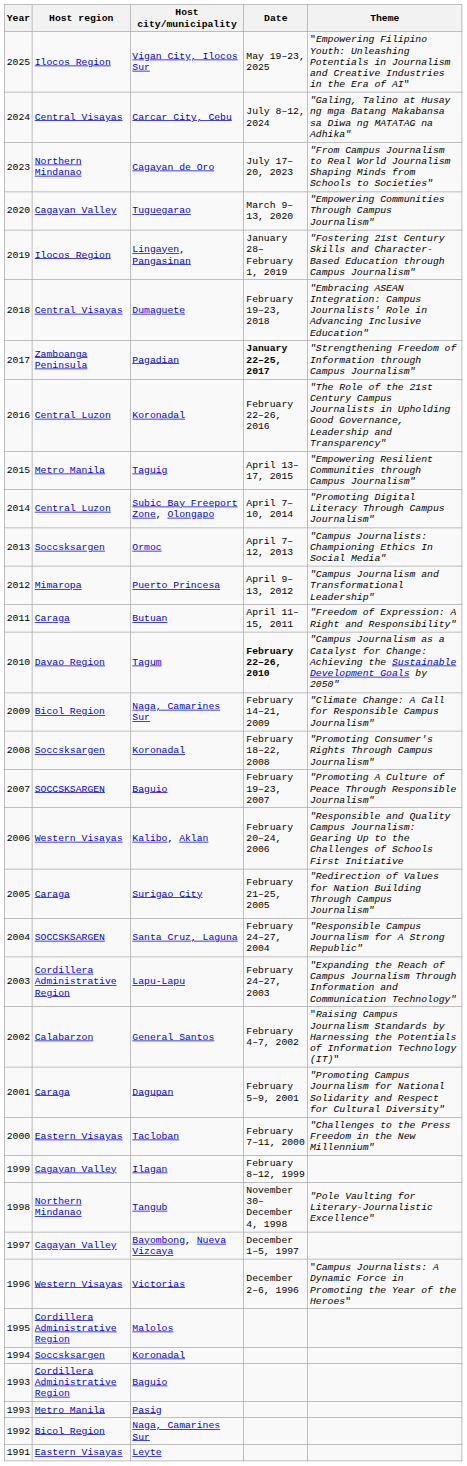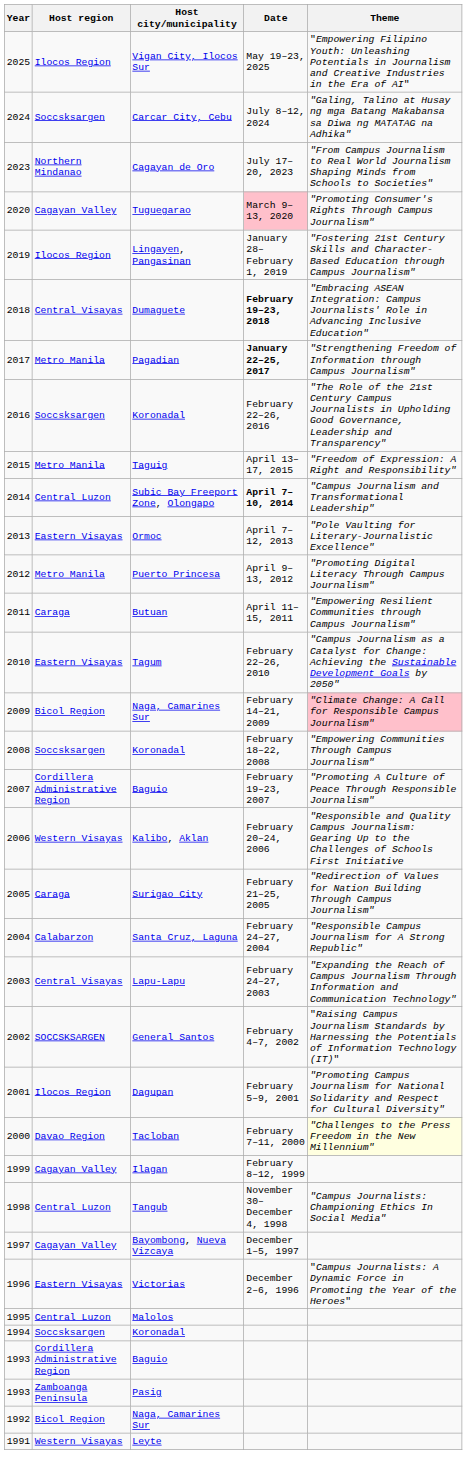(79, 117) Central Visayas -> (70, 117) Soccsksargen
(270, 211) no background -> (270, 211) pink background
(377, 211) "Empowering Communities Through Campus Journalism" -> (371, 211) "Promoting Consumer's Rights Through Campus Journalism"
(270, 310) normal -> (270, 310) bold
(61, 360) Zamboanga Peninsula -> (70, 360) Metro Manila
(73, 415) Central Luzon -> (70, 415) Soccsksargen
(371, 470) "Empowering Resilient Communities through Campus Journalism" -> (383, 465) "Freedom of Expression: A Right and Responsibility"
(270, 509) normal -> (270, 497) bold
(377, 509) "Promoting Digital Literacy Through Campus Journalism" -> (374, 497) "Campus Journalism and Transformational Leadership"
(70, 547) Soccsksargen -> (79, 536) Eastern Visayas
(371, 547) "Campus Journalists: Championing Ethics In Social Media" -> (371, 536) "Pole Vaulting for Literary-Journalistic Excellence"
(58, 586) Mimaropa -> (70, 574) Metro Manila
(374, 586) "Campus Journalism and Transformational Leadership" -> (377, 574) "Promoting Digital Literacy Through Campus Journalism"
(383, 618) "Freedom of Expression: A Right and Responsibility" -> (371, 613) "Empowering Resilient Communities through Campus Journalism"
(70, 662) Davao Region -> (79, 662) Eastern Visayas
(270, 662) bold -> (270, 662) normal
(377, 712) no background -> (377, 712) pink background
(371, 750) "Promoting Consumer's Rights Through Campus Journalism" -> (377, 750) "Empowering Communities Through Campus Journalism"
(70, 789) SOCCSKSARGEN -> (76, 789) Cordillera Administrative Region
(70, 938) SOCCSKSARGEN -> (64, 938) Calabarzon
(76, 982) Cordillera Administrative Region -> (79, 982) Central Visayas
(64, 1037) Calabarzon -> (70, 1037) SOCCSKSARGEN
(52, 1092) Caraga -> (73, 1092) Ilocos Region
(79, 1136) Eastern Visayas -> (70, 1136) Davao Region
(380, 1136) no background -> (380, 1136) lightyellow background
(58, 1207) Northern Mindanao -> (73, 1207) Central Luzon
(371, 1207) "Pole Vaulting for Literary-Journalistic Excellence" -> (371, 1207) "Campus Journalists: Championing Ethics In Social Media"
(79, 1284) Western Visayas -> (79, 1284) Eastern Visayas
(76, 1328) Cordillera Administrative Region -> (73, 1317) Central Luzon
(70, 1410) Metro Manila -> (61, 1393) Zamboanga Peninsula
(79, 1453) Eastern Visayas -> (79, 1441) Western Visayas
